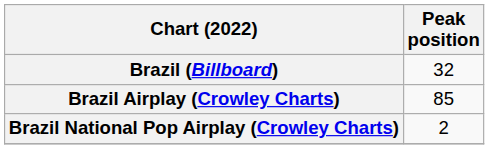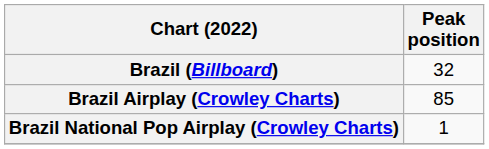(444, 128) 2 -> (444, 128) 1
